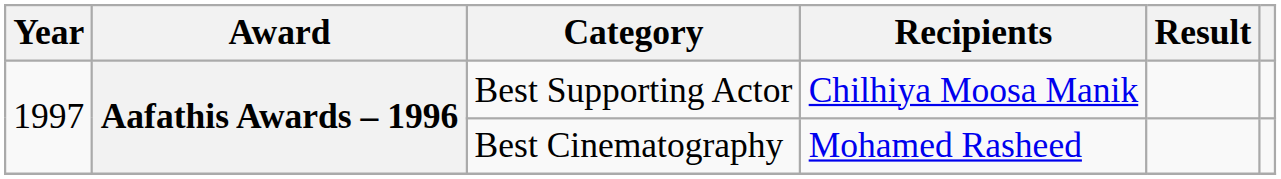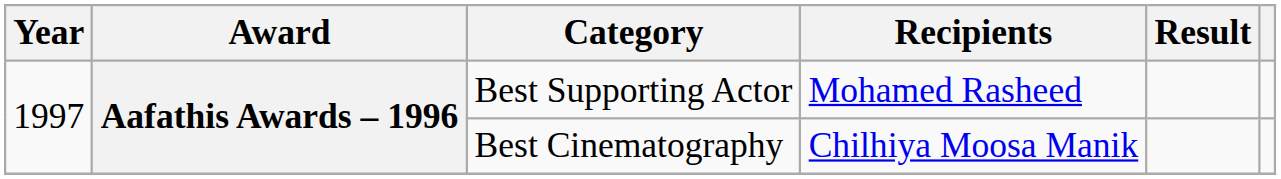(973, 88) Chilhiya Moosa Manik -> (945, 88) Mohamed Rasheed
(945, 145) Mohamed Rasheed -> (973, 145) Chilhiya Moosa Manik
